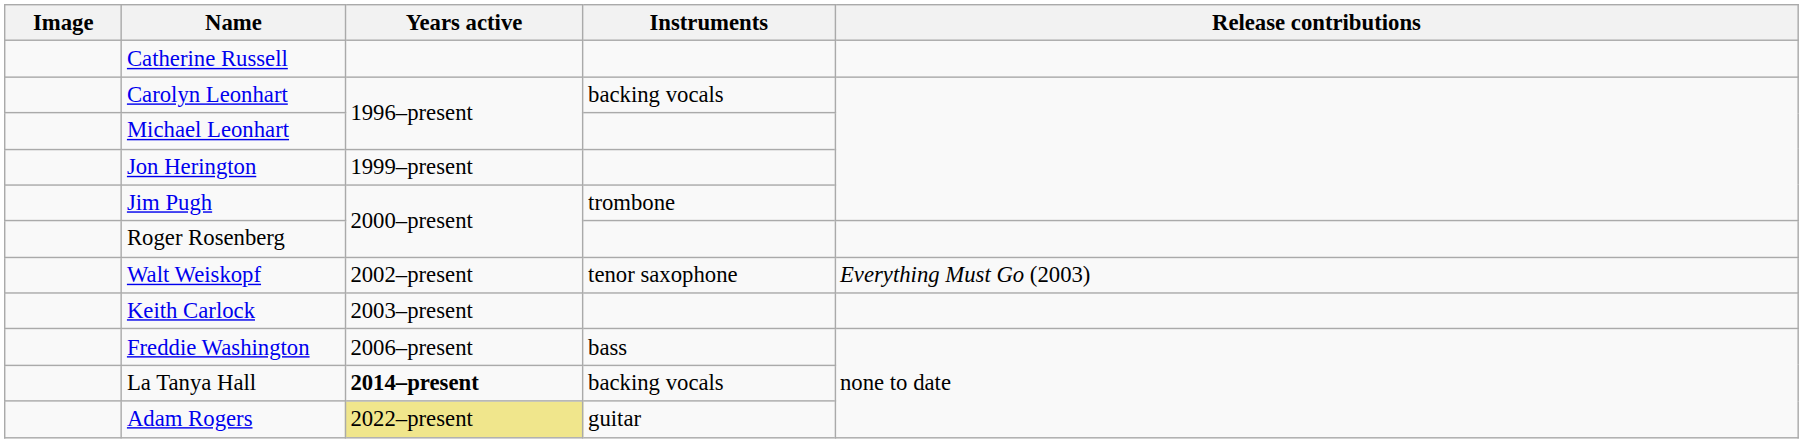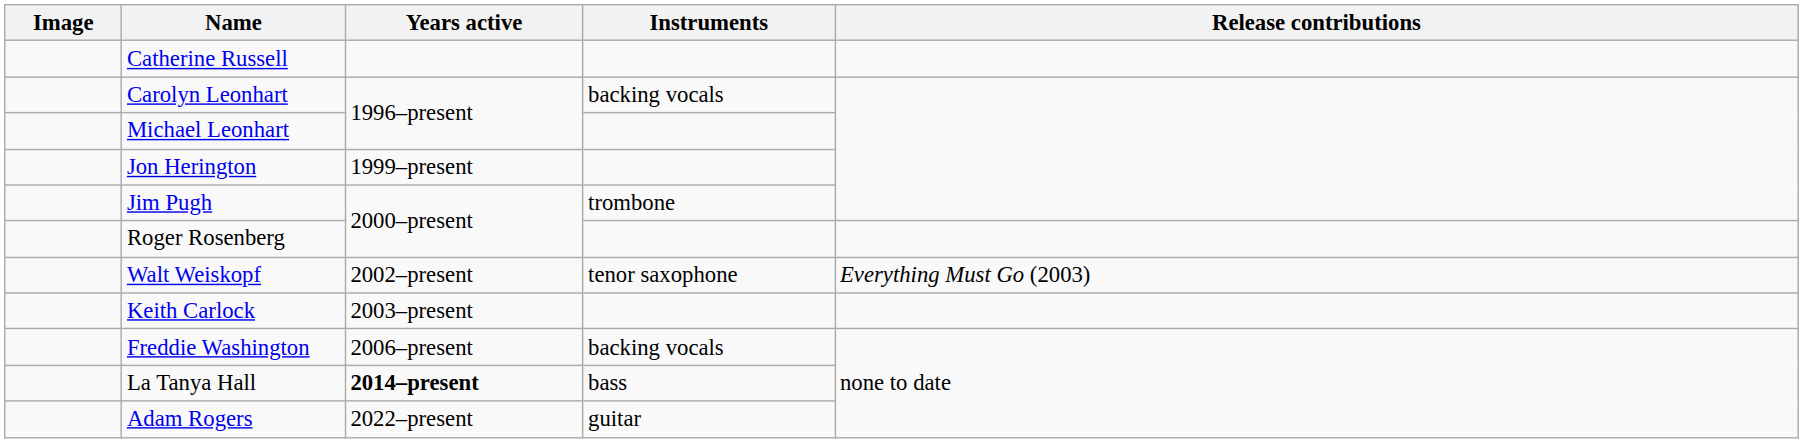(608, 346) bass -> (656, 346) backing vocals
(656, 382) backing vocals -> (608, 382) bass
(412, 418) khaki background -> (412, 418) no background
